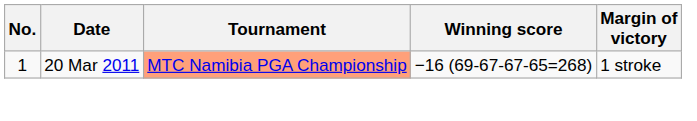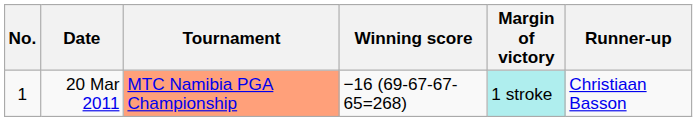+ column: (628, 38)
(631, 65) no background -> (522, 94) paleturquoise background
